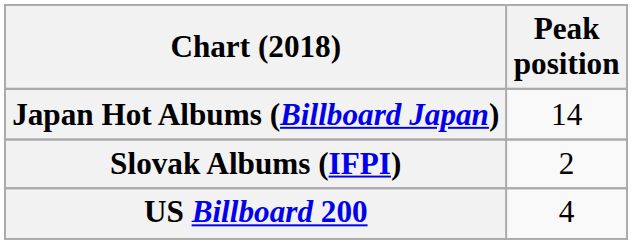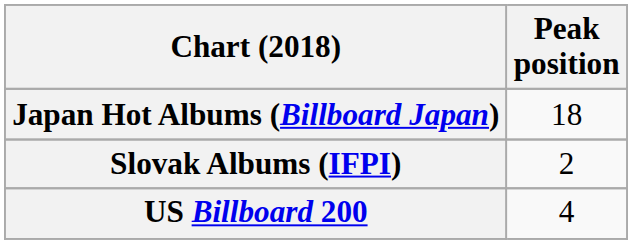(567, 113) 14 -> (567, 113) 18
